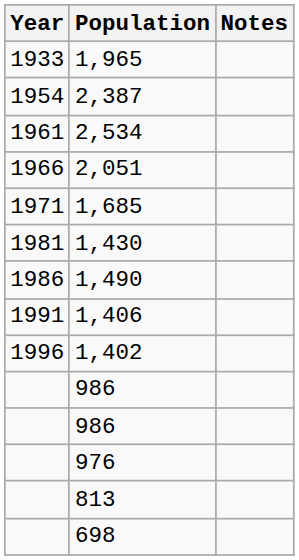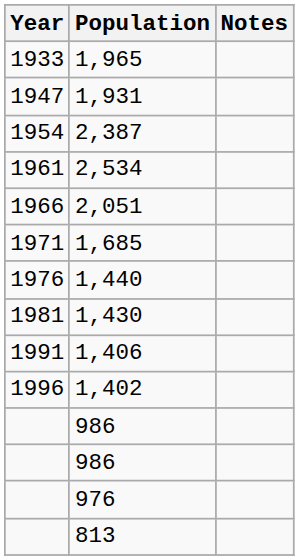+ row: (37, 97)
+ row: (37, 280)
- row: (37, 280)
- row: (37, 536)
